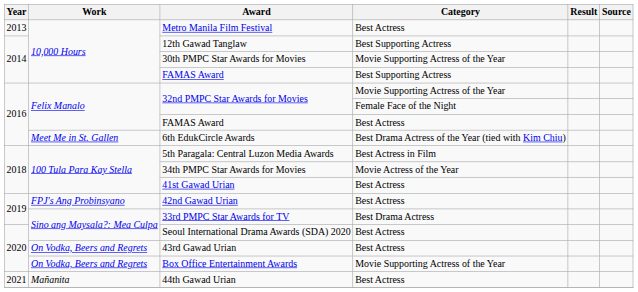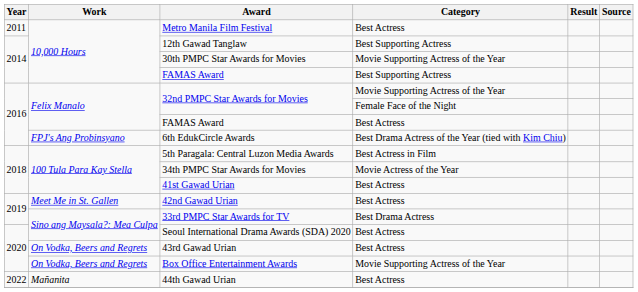(17, 28) 2013 -> (16, 28) 2011
(75, 138) Meet Me in St. Gallen -> (78, 138) FPJ's Ang Probinsyano
(78, 201) FPJ's Ang Probinsyano -> (75, 201) Meet Me in St. Gallen
(17, 279) 2021 -> (17, 279) 2022
